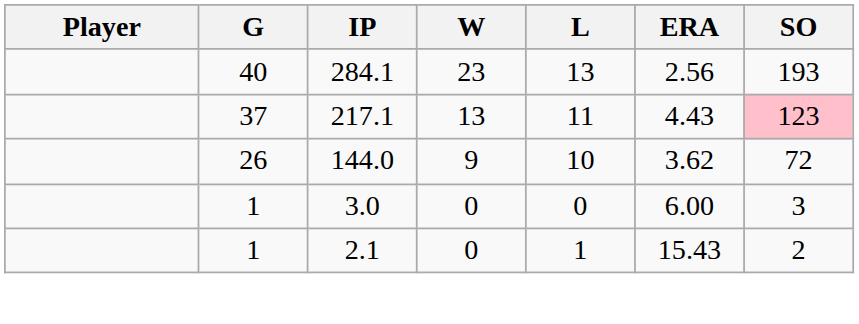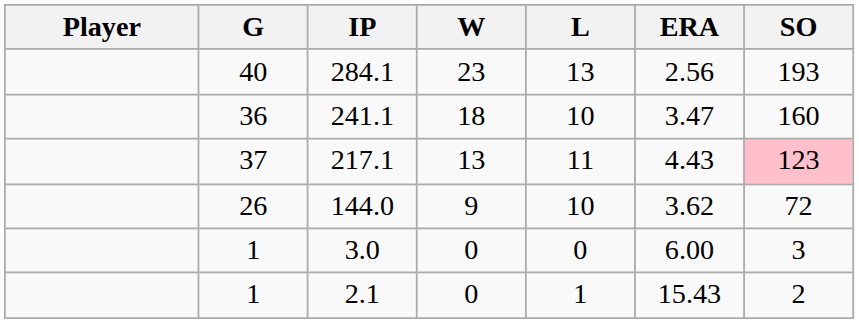+ row: (362, 116)
